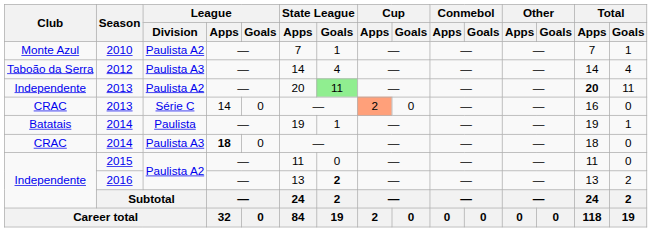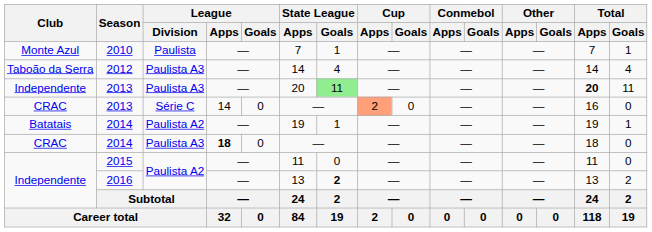(175, 50) Paulista A2 -> (175, 50) Paulista
(175, 87) Paulista A2 -> (175, 87) Paulista A3
(175, 124) Paulista -> (175, 124) Paulista A2
